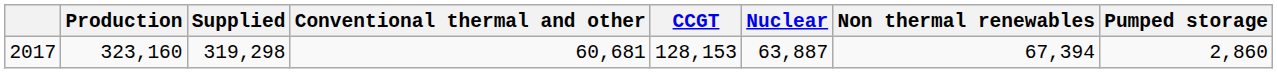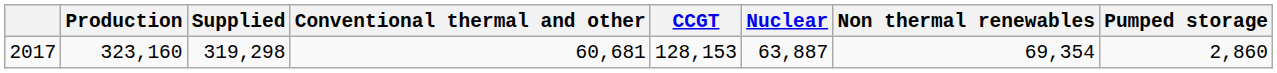(1060, 52) 67,394 -> (1060, 52) 69,354
